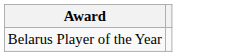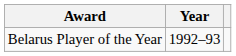+ column: (195, 16)
